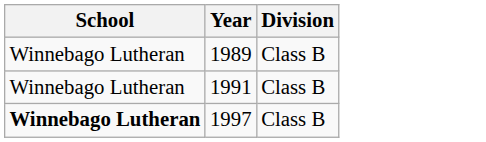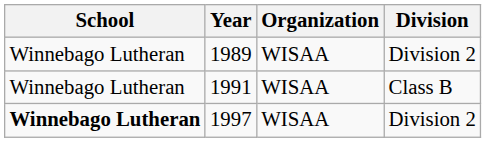+ column: (320, 20)
(293, 53) Class B -> (432, 53) Division 2
(293, 119) Class B -> (432, 119) Division 2
